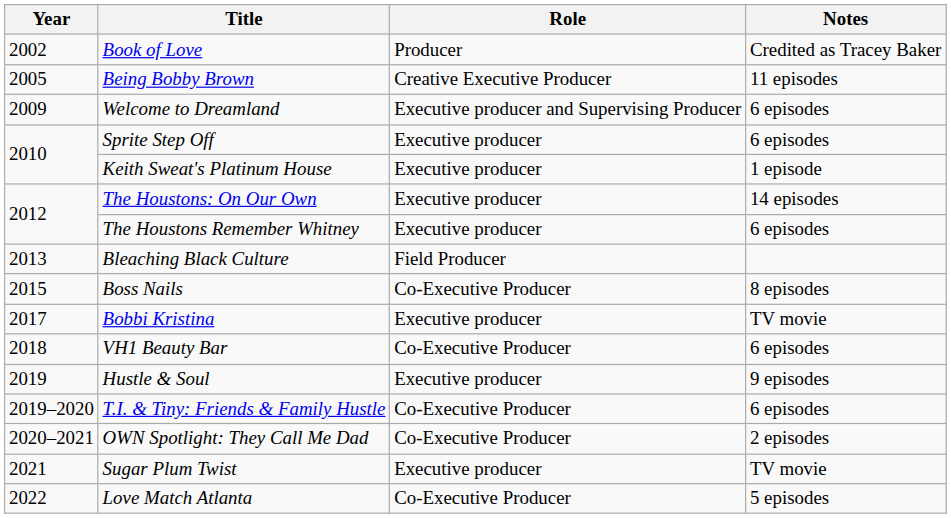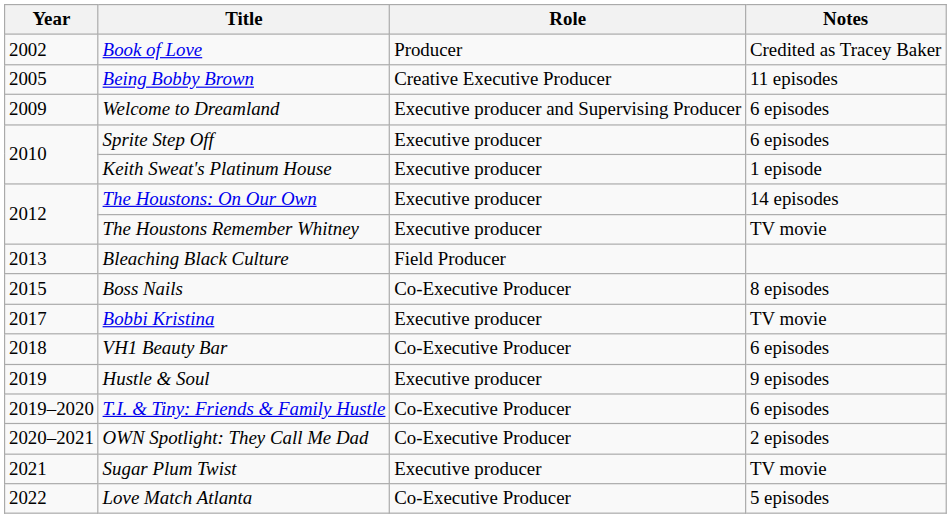(790, 229) 6 episodes -> (788, 229) TV movie
